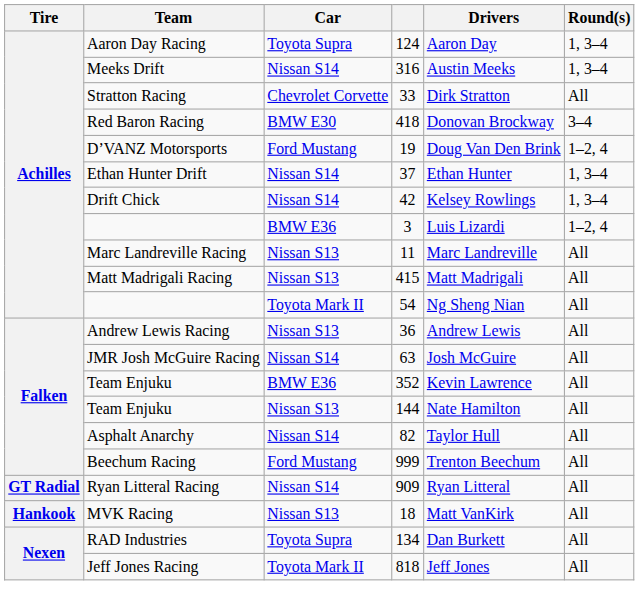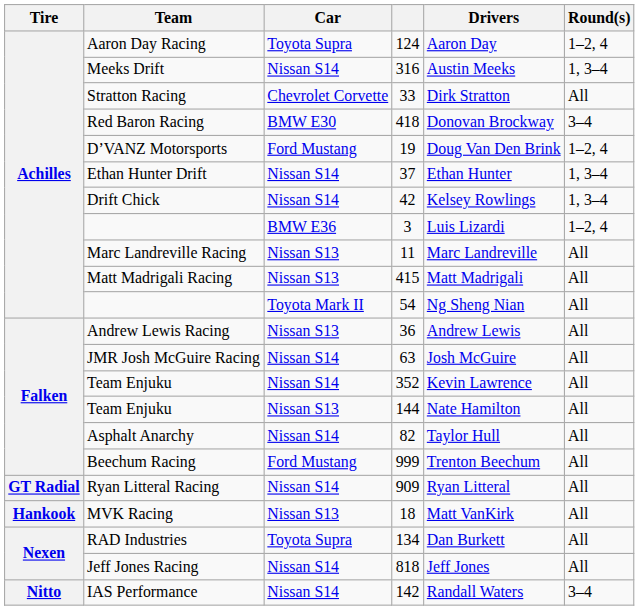(588, 44) 1, 3–4 -> (588, 44) 1–2, 4
(302, 383) BMW E36 -> (303, 383) Nissan S14
(316, 566) Toyota Mark II -> (303, 566) Nissan S14
+ row: (142, 592)
